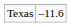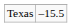(51, 13) –11.6 -> (51, 13) –15.5
